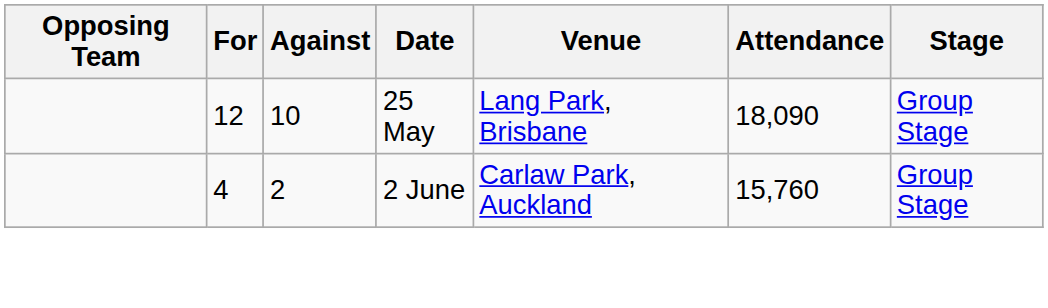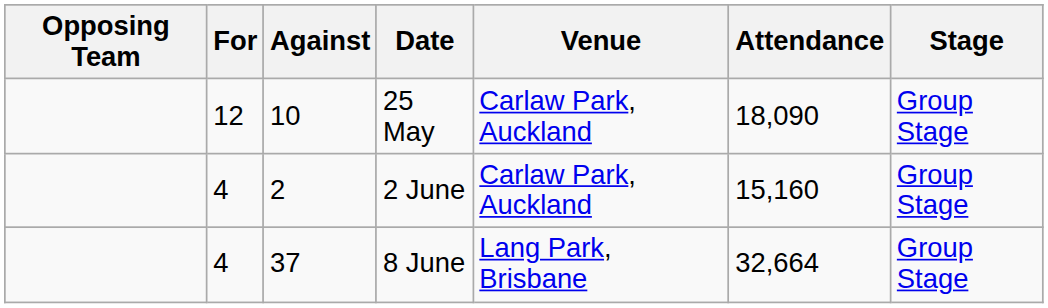(545, 115) Lang Park, Brisbane -> (558, 115) Carlaw Park, Auckland
(777, 189) 15,760 -> (777, 189) 15,160
+ row: (424, 264)
